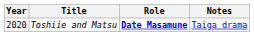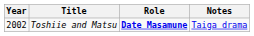(17, 25) 2020 -> (17, 25) 2002
